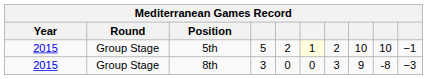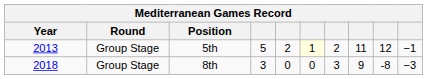(45, 49) 2015 -> (45, 49) 2013
(361, 49) 10 -> (361, 49) 11
(385, 49) 10 -> (385, 49) 12
(45, 66) 2015 -> (45, 66) 2018
